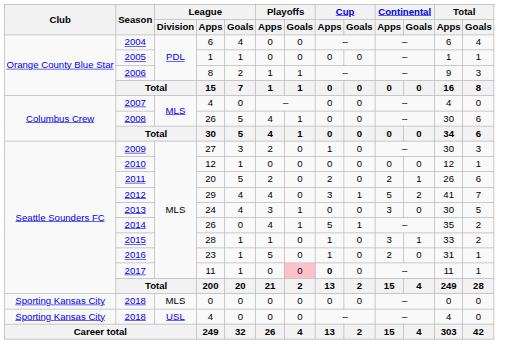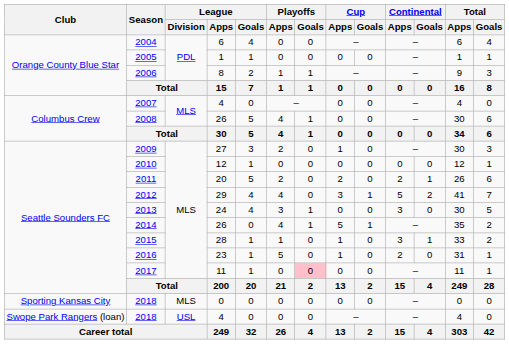(330, 270) bold -> (340, 270) normal
(60, 316) Sporting Kansas City -> (65, 316) Swope Park Rangers (loan)
